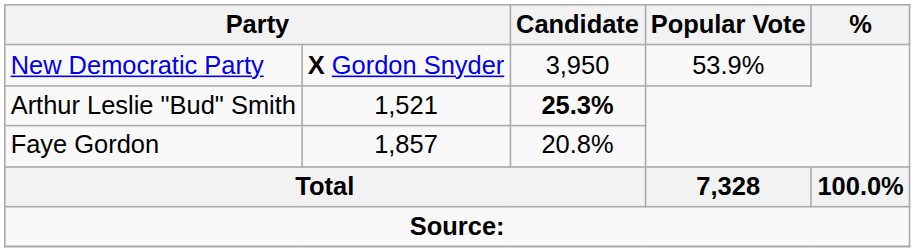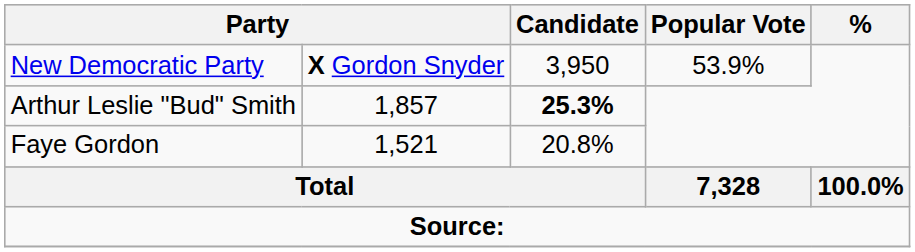(406, 105) 1,521 -> (406, 105) 1,857
(406, 145) 1,857 -> (406, 145) 1,521
